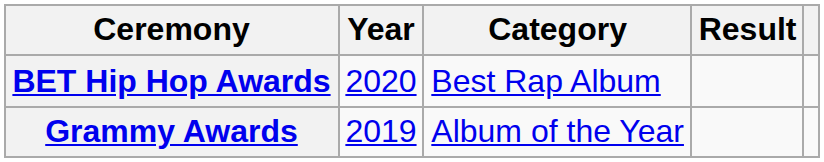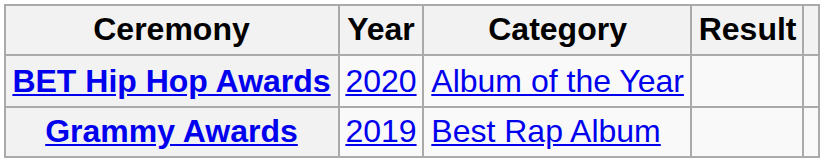(546, 80) Best Rap Album -> (558, 80) Album of the Year
(558, 131) Album of the Year -> (546, 131) Best Rap Album
